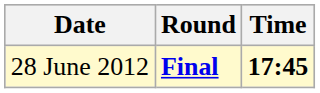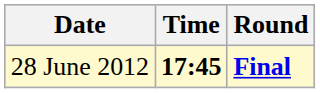columns swapped: (278, 25) <-> (198, 25)
